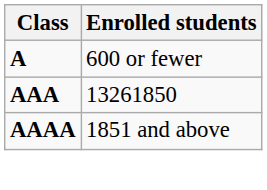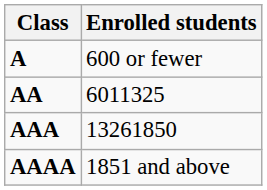+ row: (26, 94)
